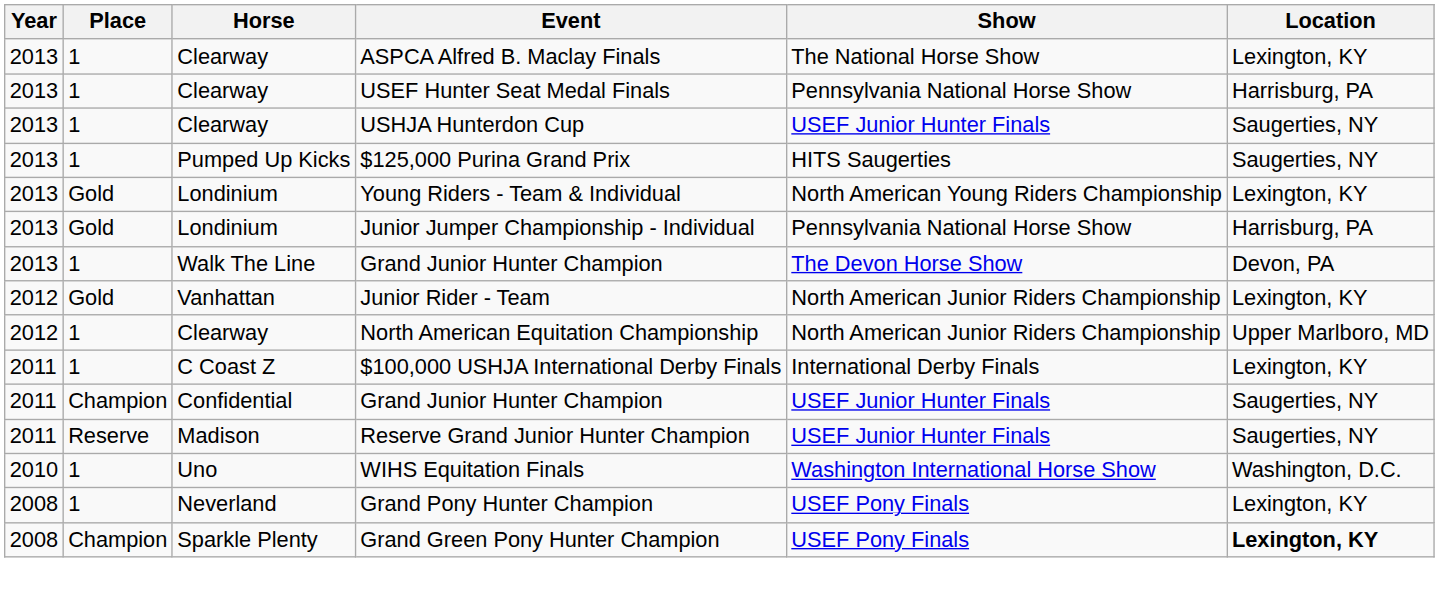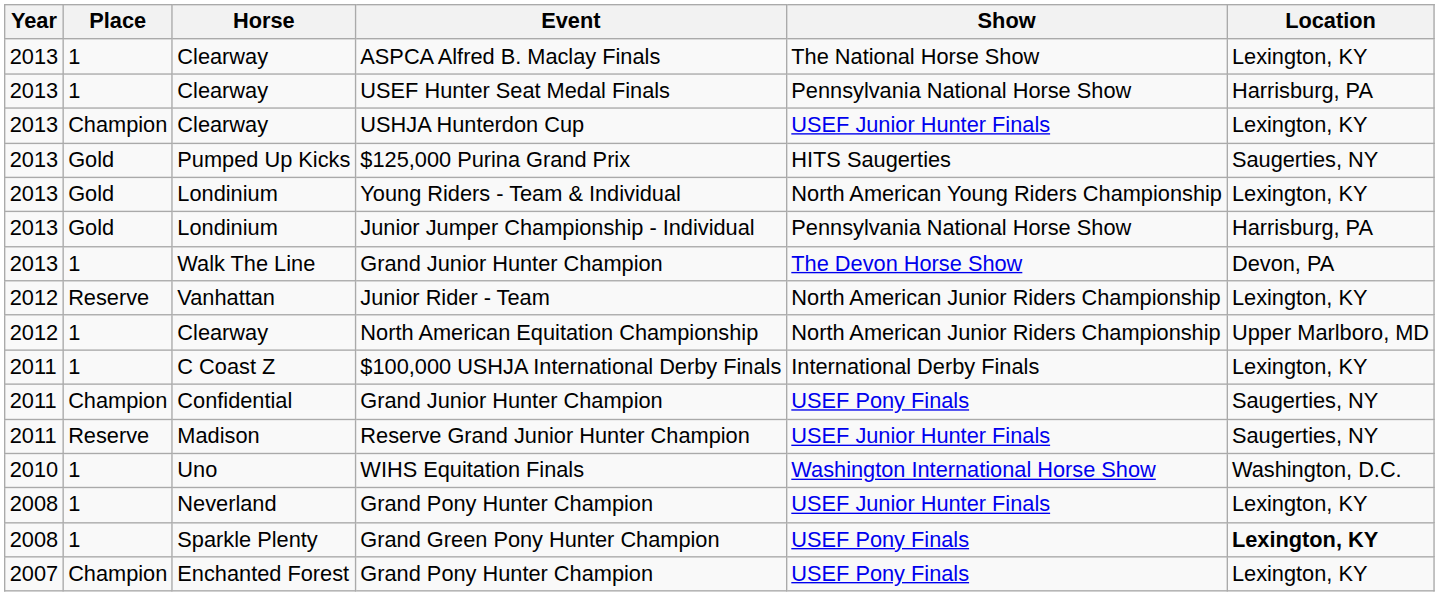(74, 125) 1 -> (118, 125) Champion
(1305, 125) Saugerties, NY -> (1300, 125) Lexington, KY
(74, 159) 1 -> (91, 159) Gold
(91, 297) Gold -> (109, 297) Reserve
(921, 401) USEF Junior Hunter Finals -> (880, 401) USEF Pony Finals
(880, 504) USEF Pony Finals -> (921, 504) USEF Junior Hunter Finals
(118, 539) Champion -> (74, 539) 1
+ row: (263, 573)
